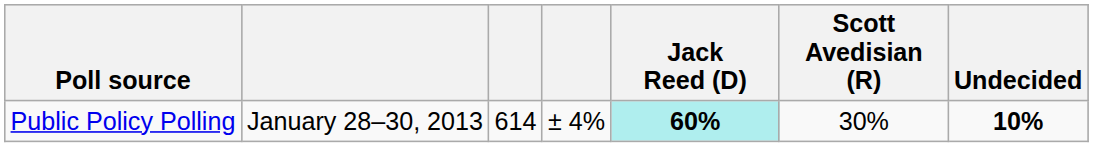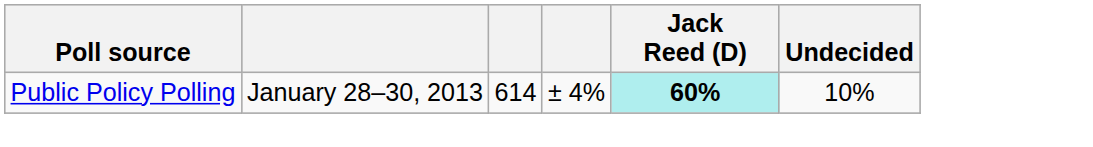- column: (864, 52)
(1018, 120) bold -> (850, 92) normal
